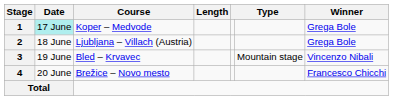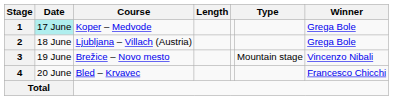(108, 57) Bled – Krvavec -> (123, 57) Brežice – Novo mesto
(123, 73) Brežice – Novo mesto -> (108, 73) Bled – Krvavec
